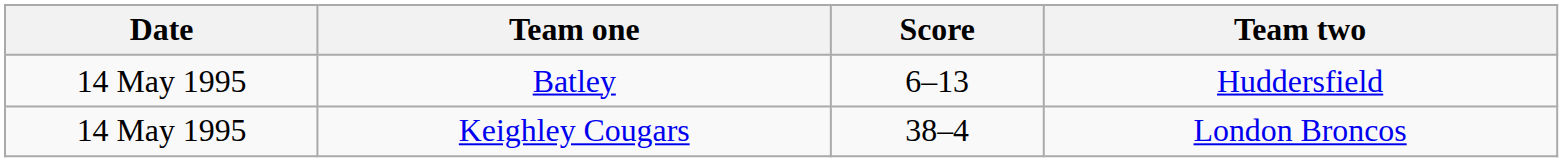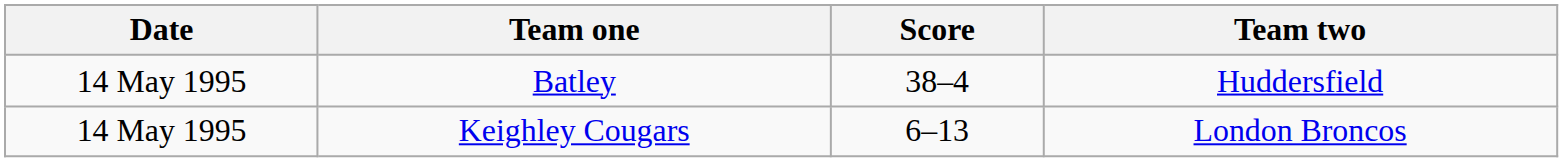(937, 80) 6–13 -> (937, 80) 38–4
(937, 130) 38–4 -> (937, 130) 6–13
